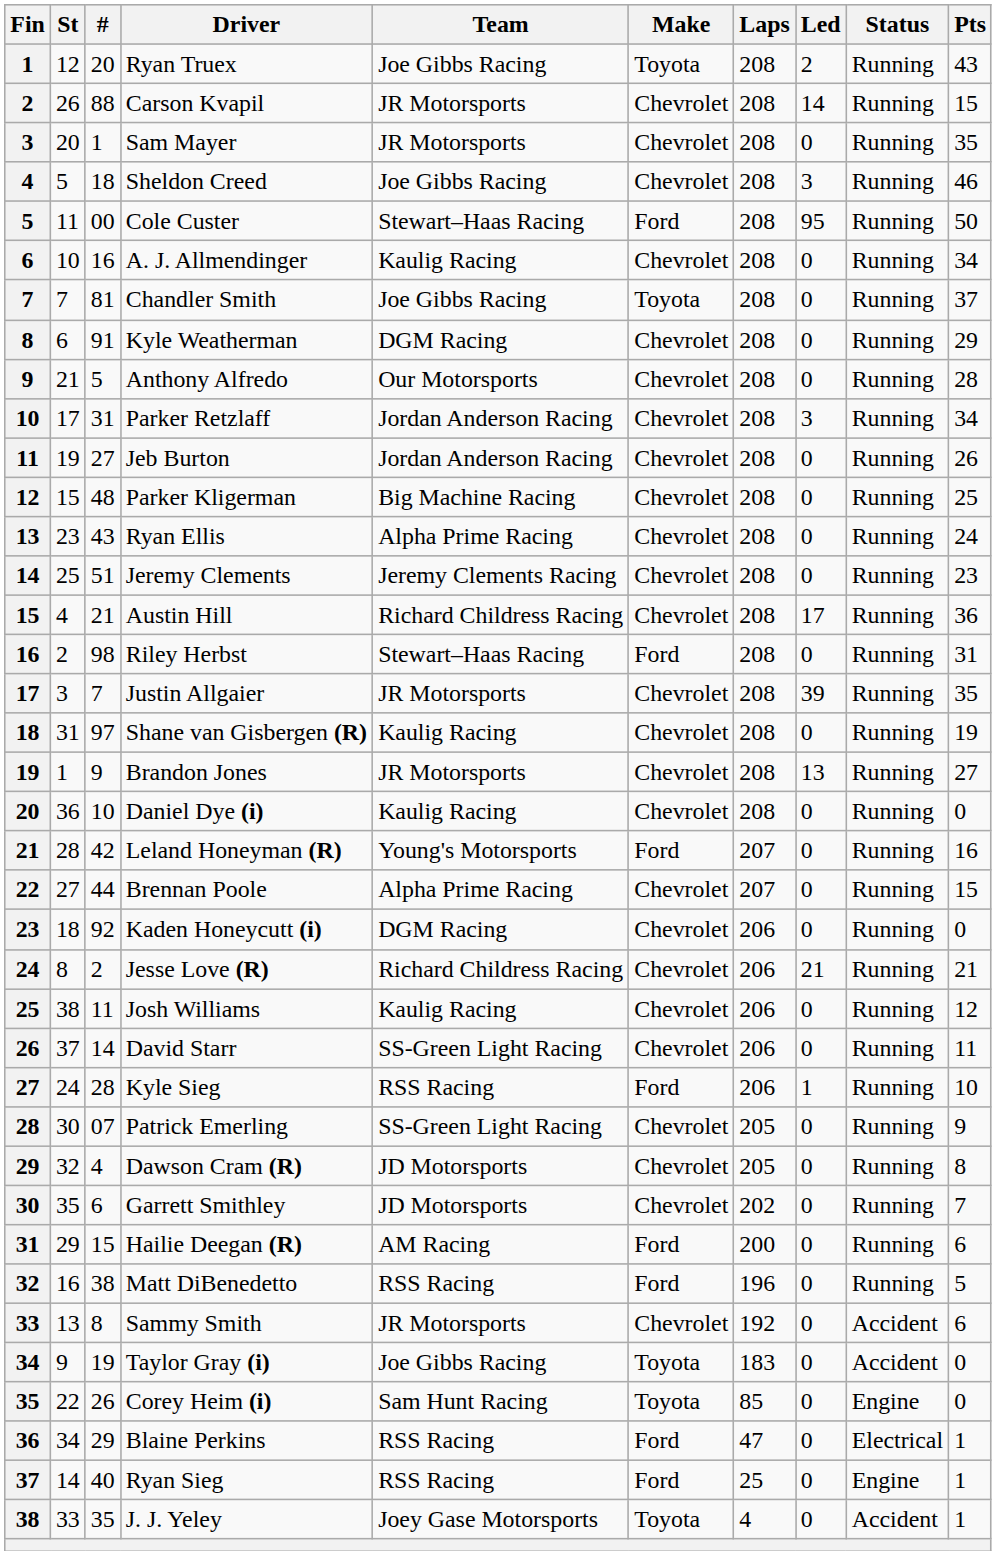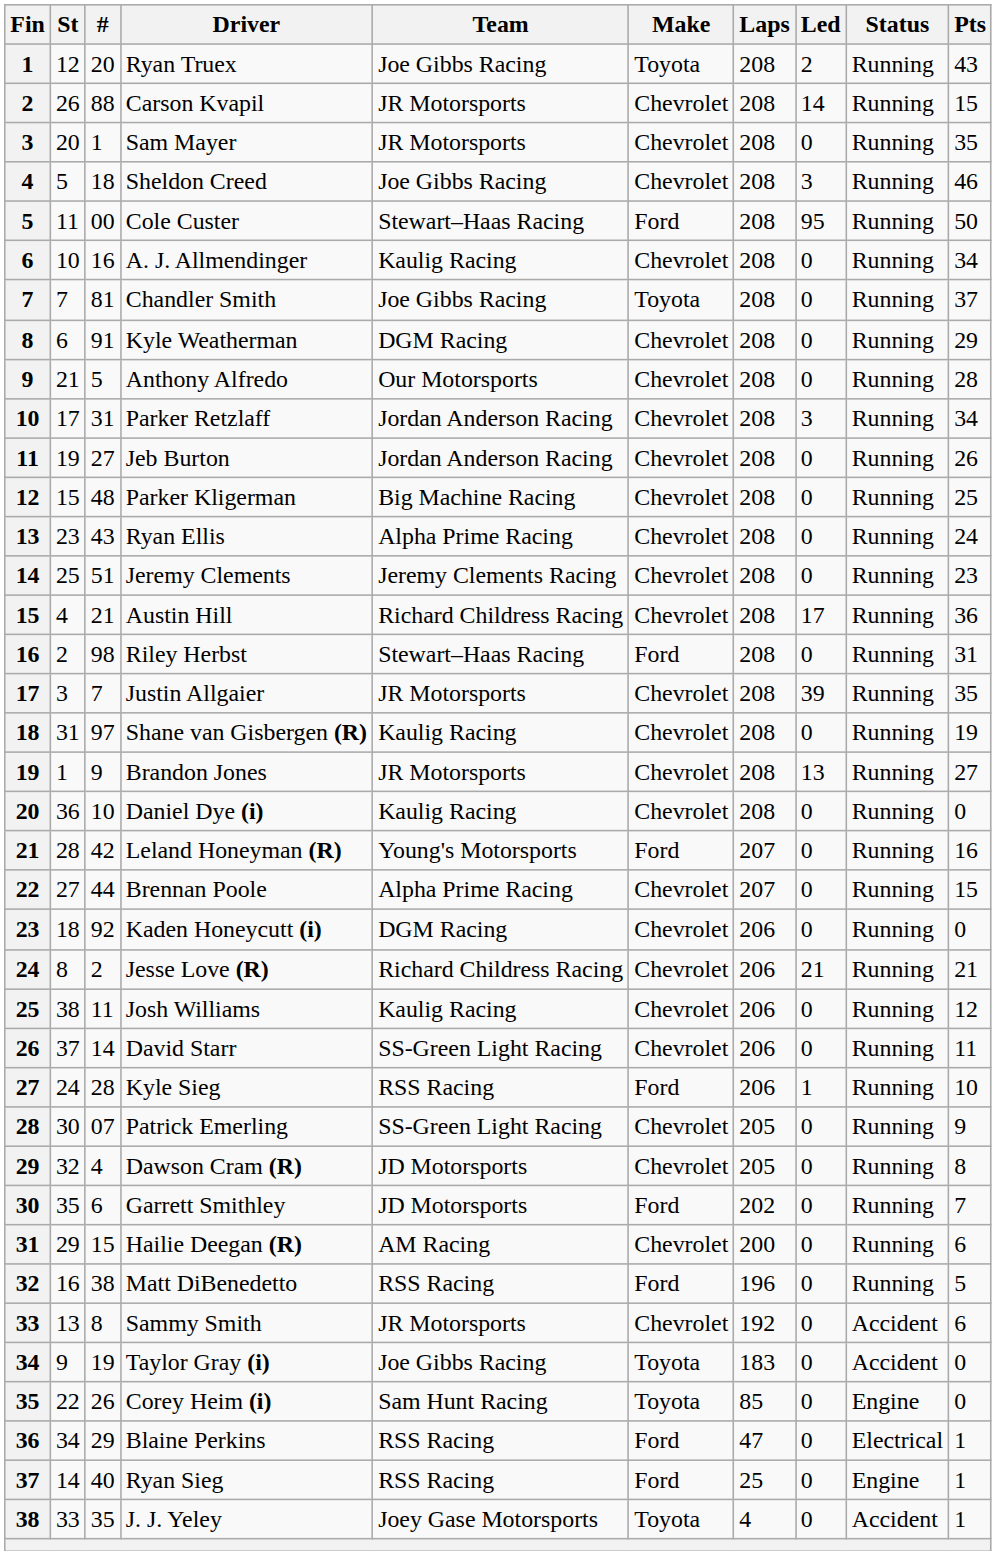(681, 1204) Chevrolet -> (657, 1204) Ford
(657, 1244) Ford -> (681, 1244) Chevrolet
